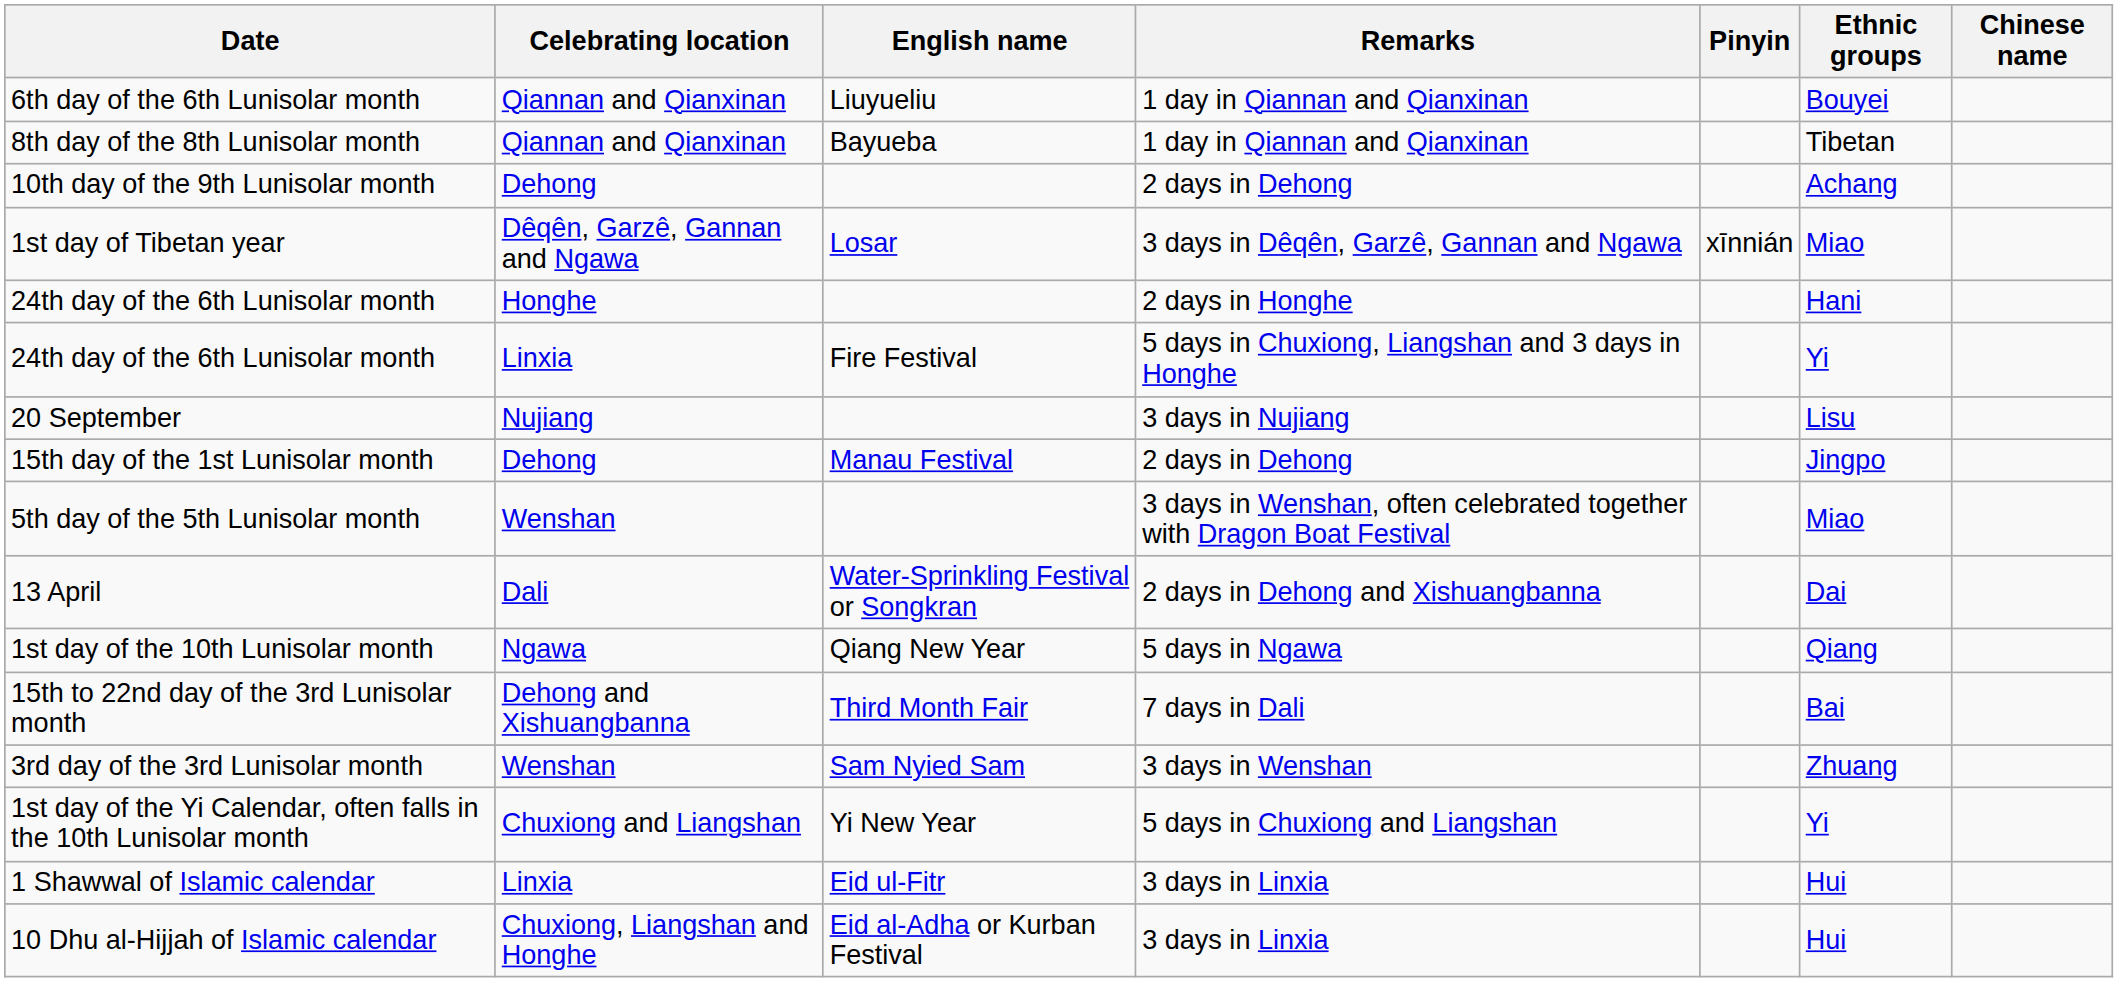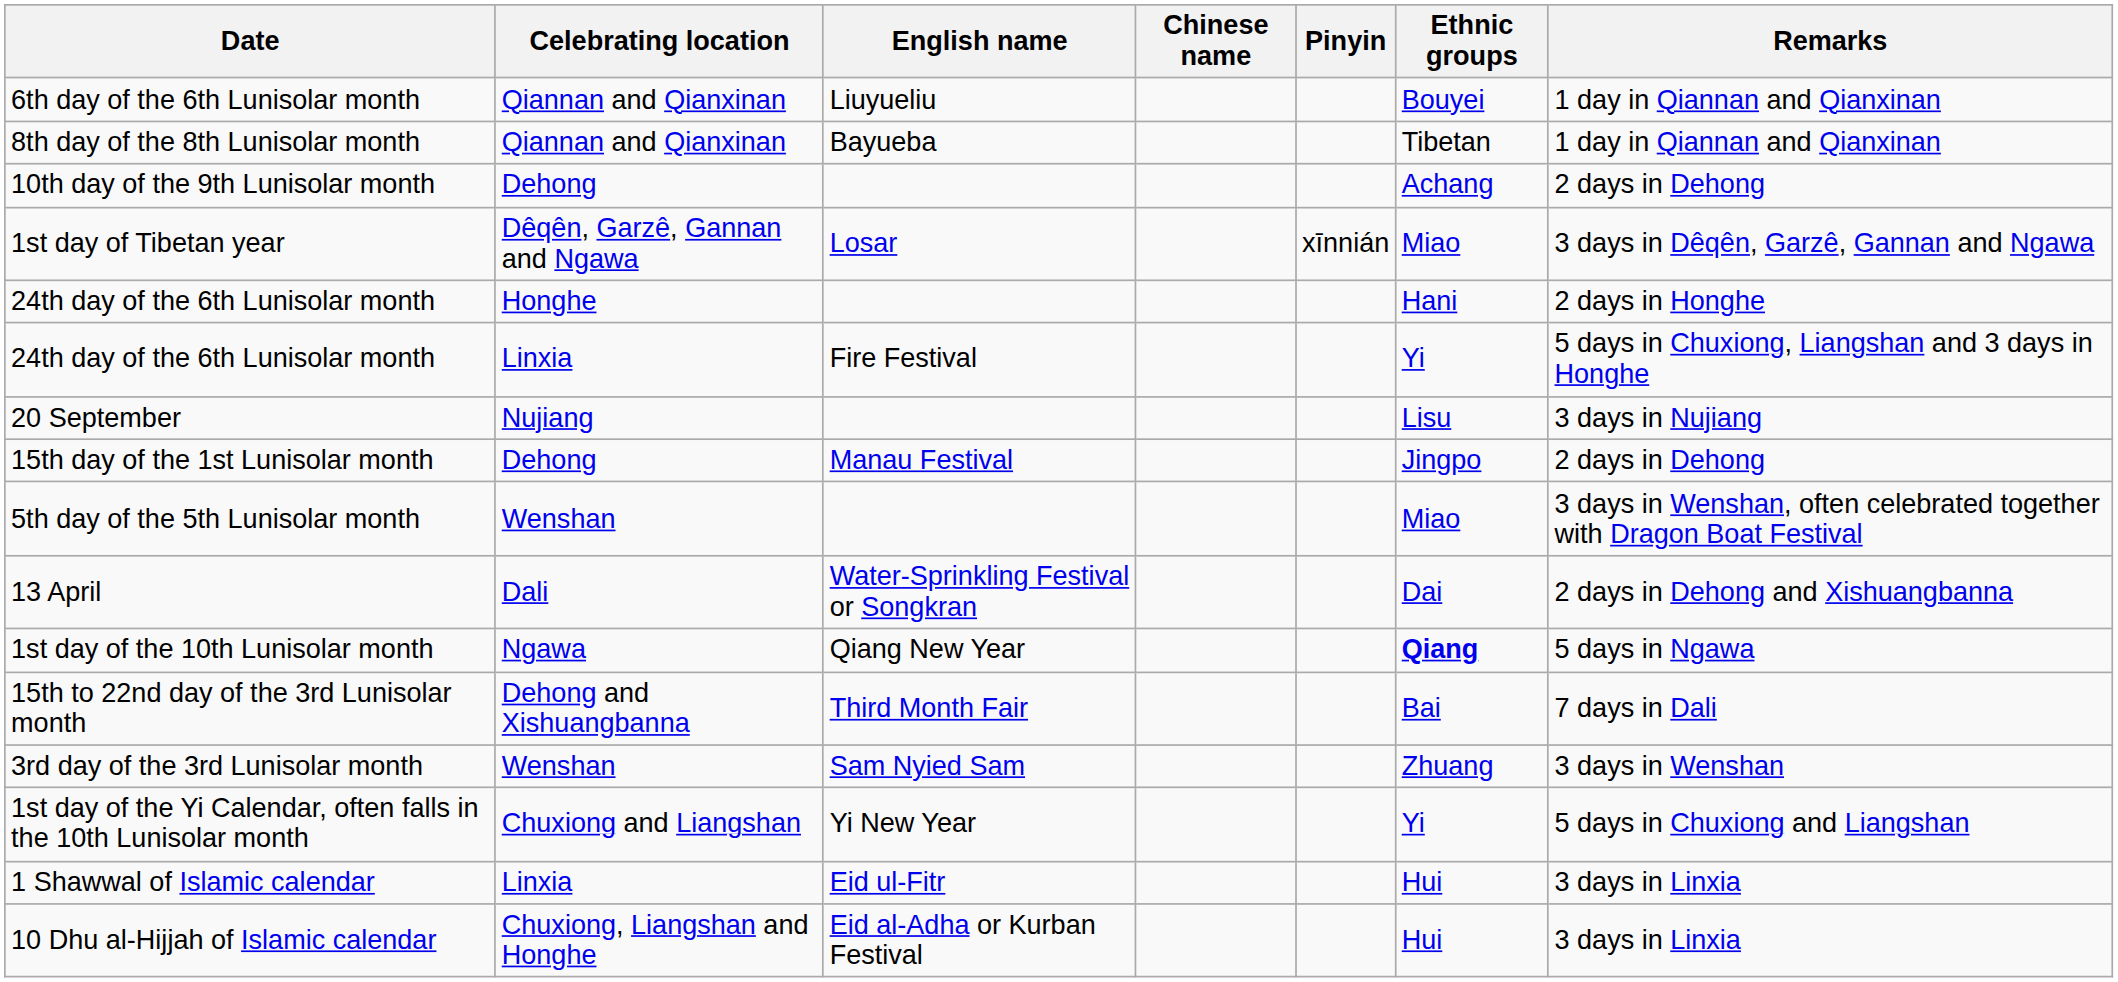columns swapped: (2032, 41) <-> (1418, 41)
(1842, 649) normal -> (1440, 649) bold
